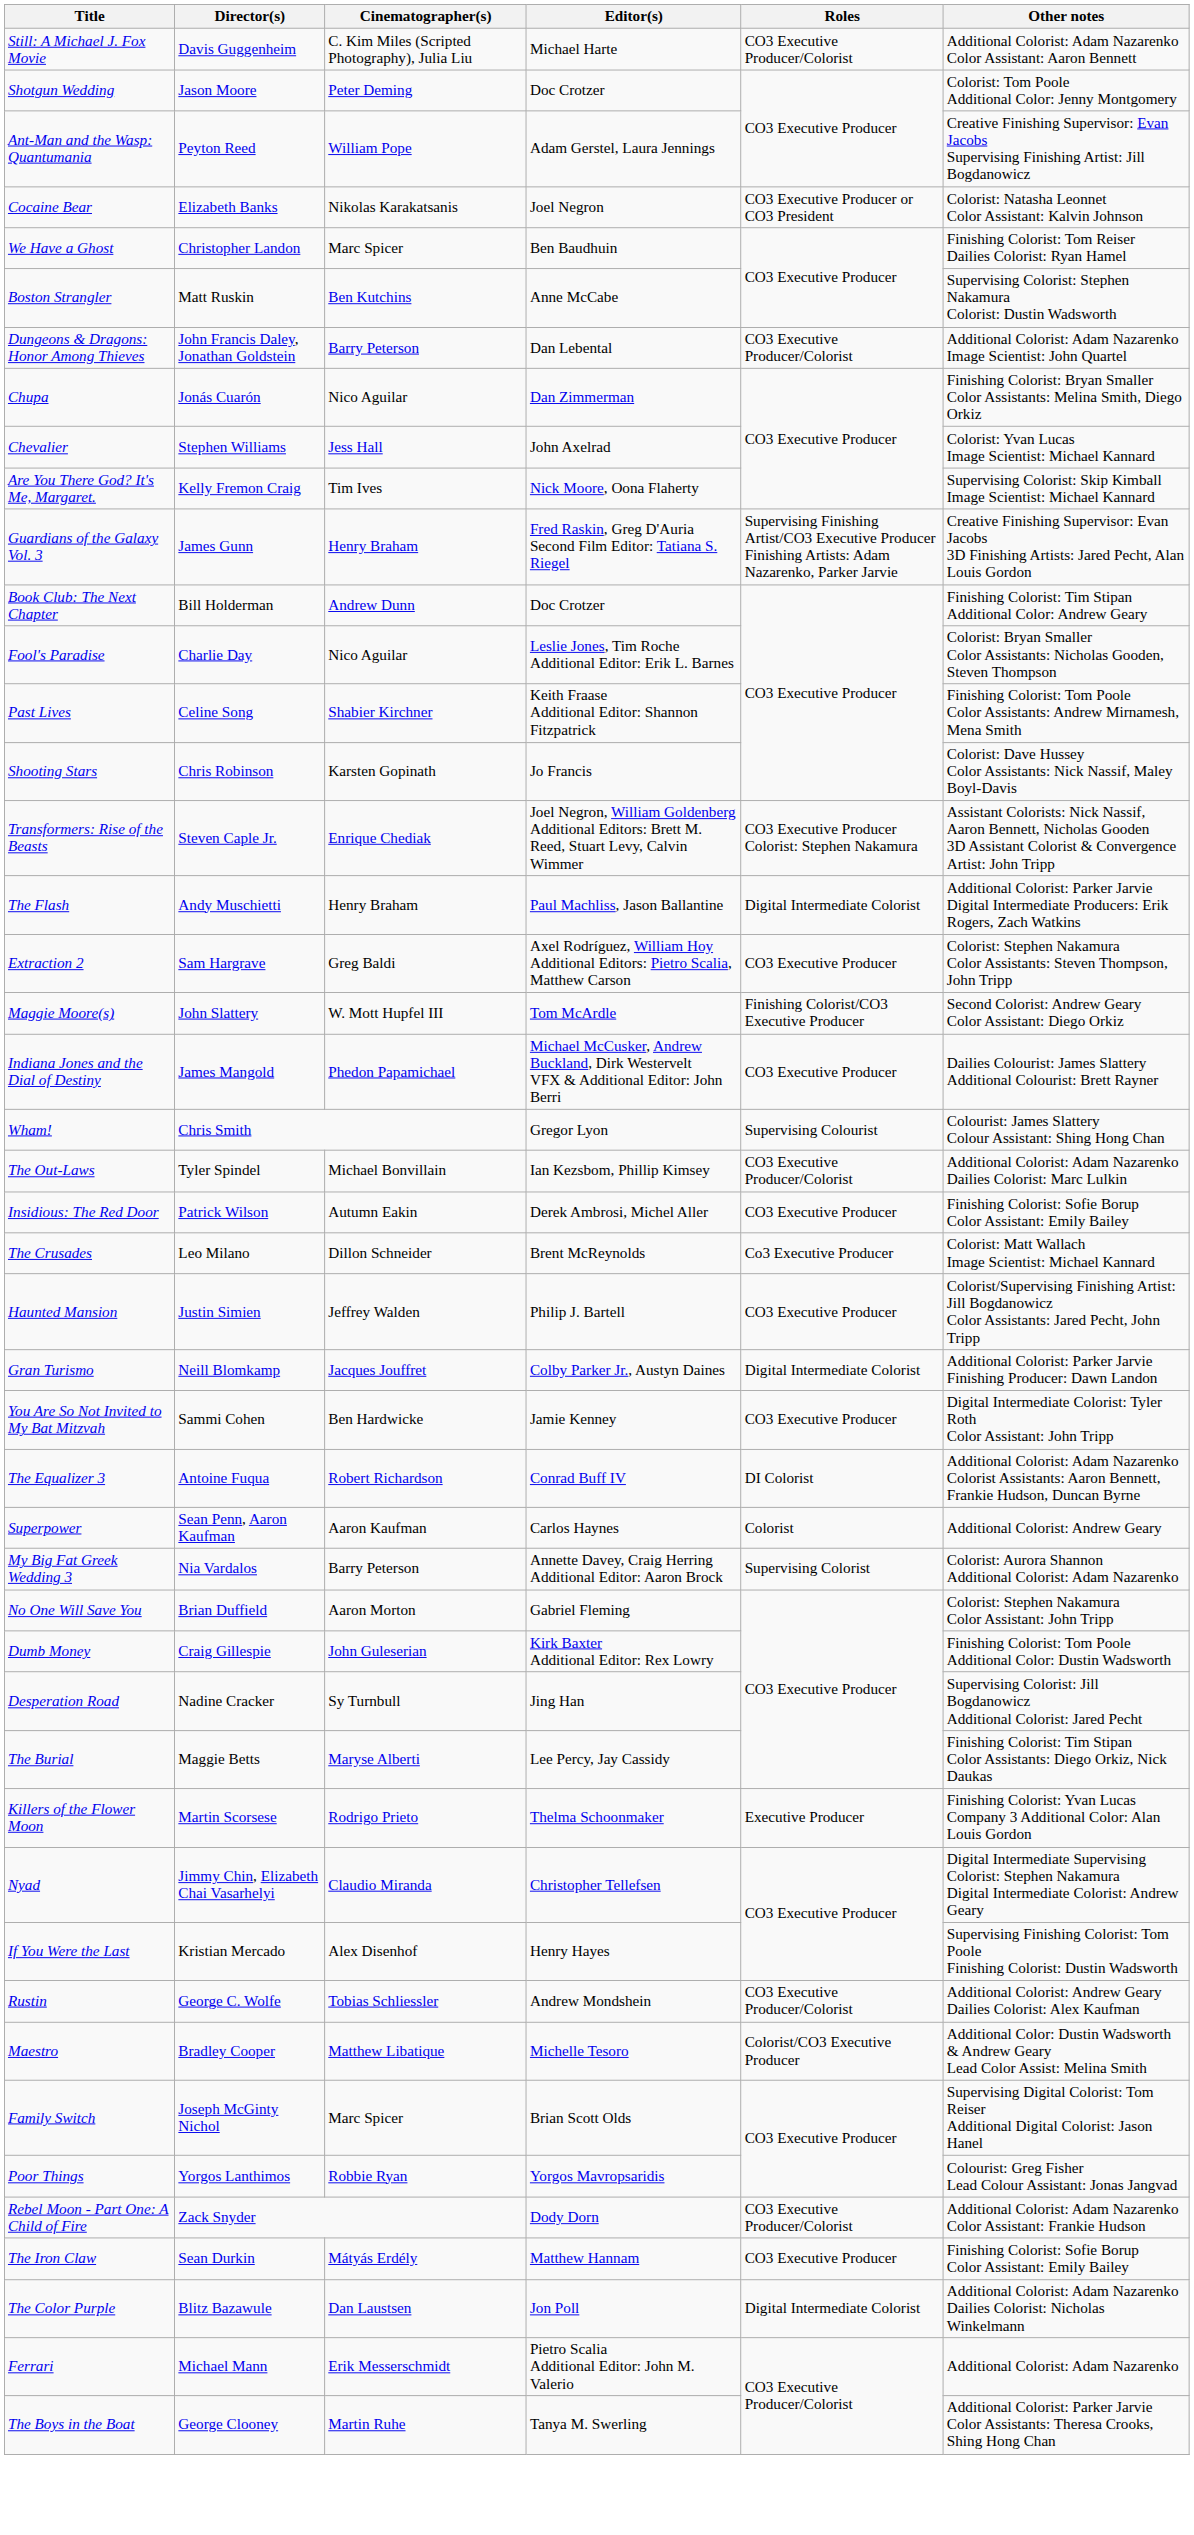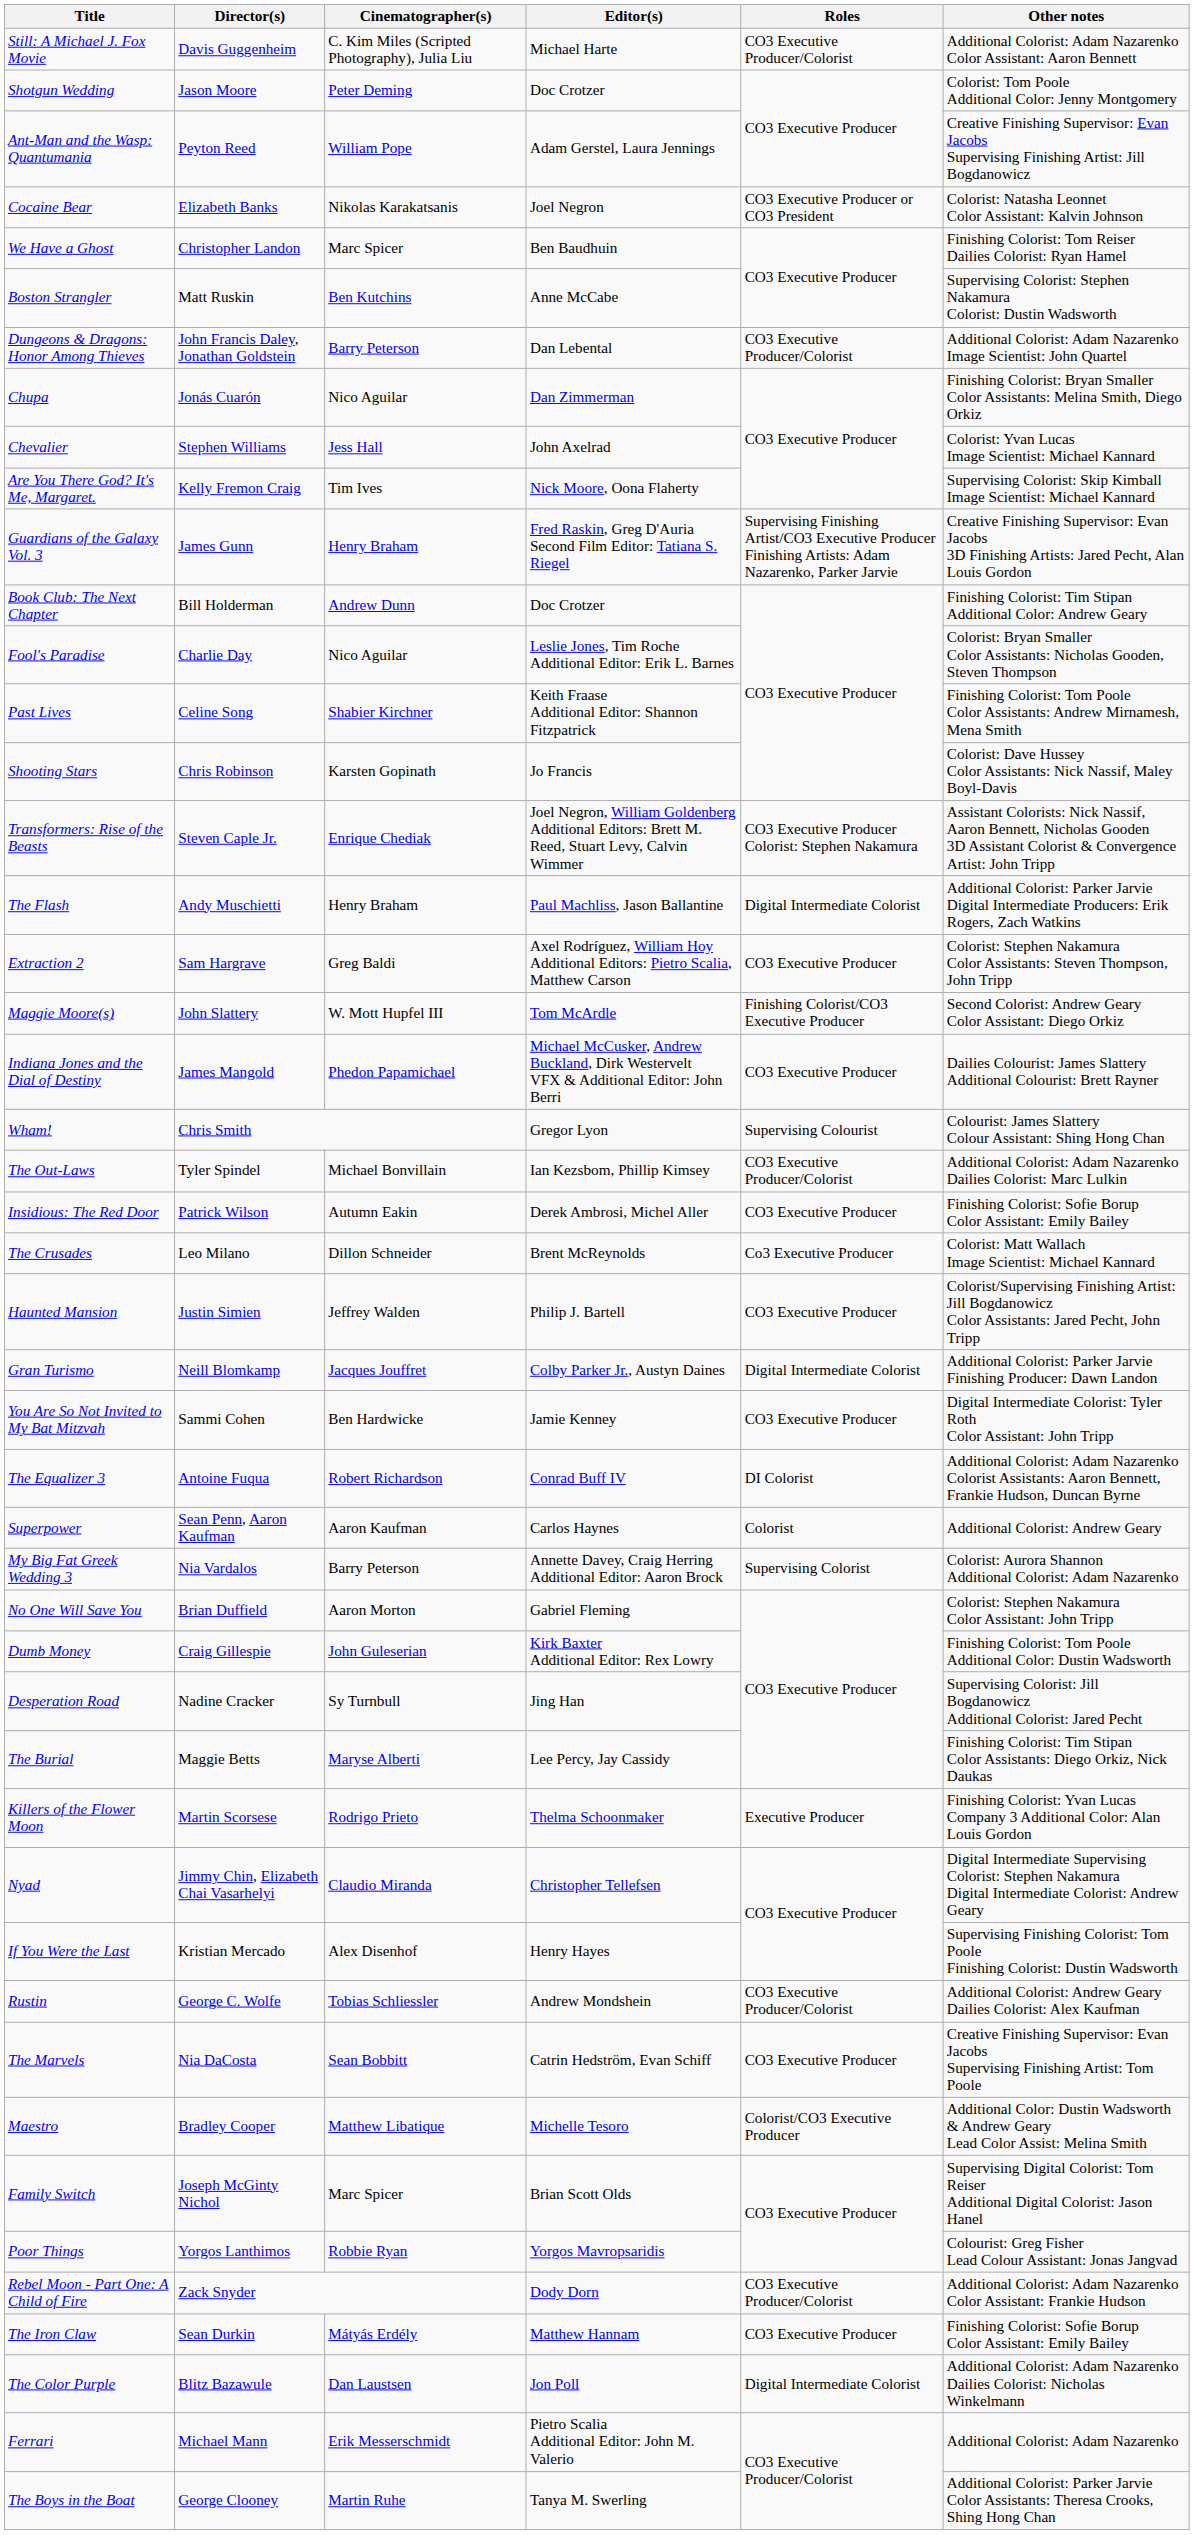+ row: (46, 2059)
